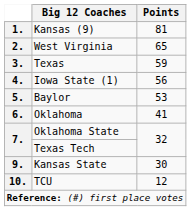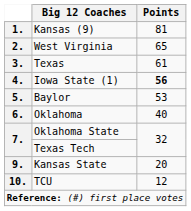(161, 63) 59 -> (161, 63) 61
(161, 80) normal -> (161, 80) bold
(161, 114) 41 -> (161, 114) 40
(161, 165) 30 -> (161, 165) 20
